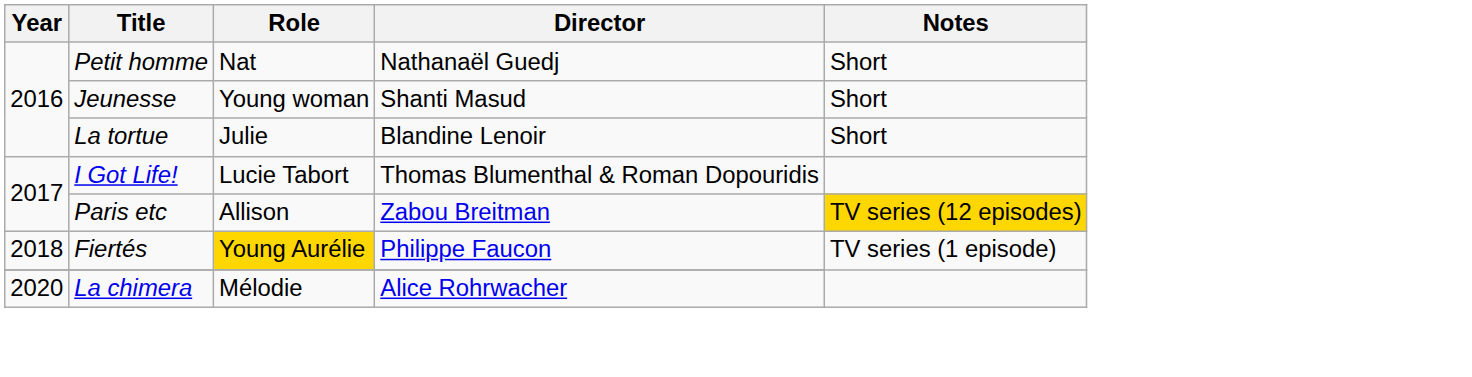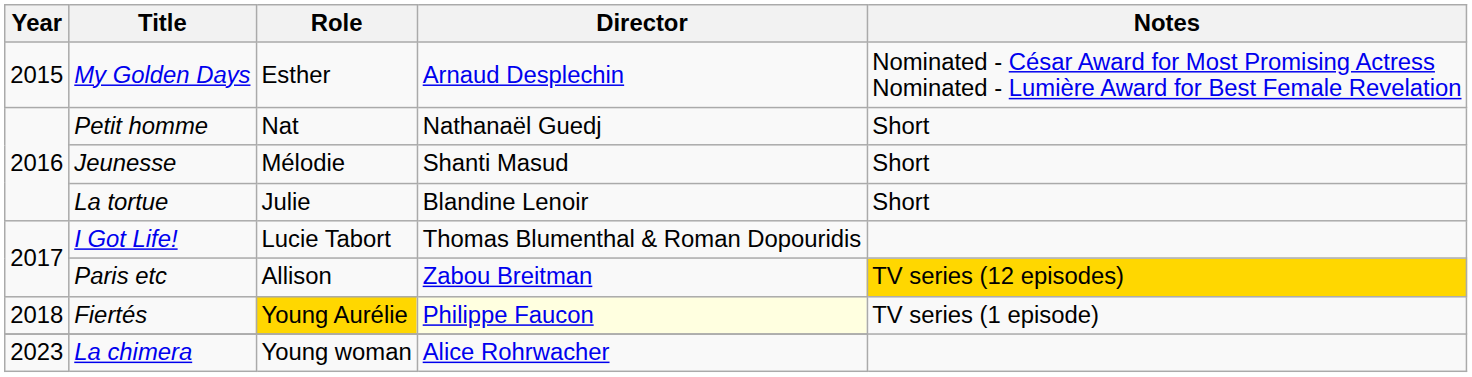+ row: (162, 74)
(294, 99) Young woman -> (303, 163) Mélodie
(466, 250) no background -> (508, 314) lightyellow background
(37, 288) 2020 -> (37, 352) 2023
(261, 288) Mélodie -> (337, 352) Young woman
